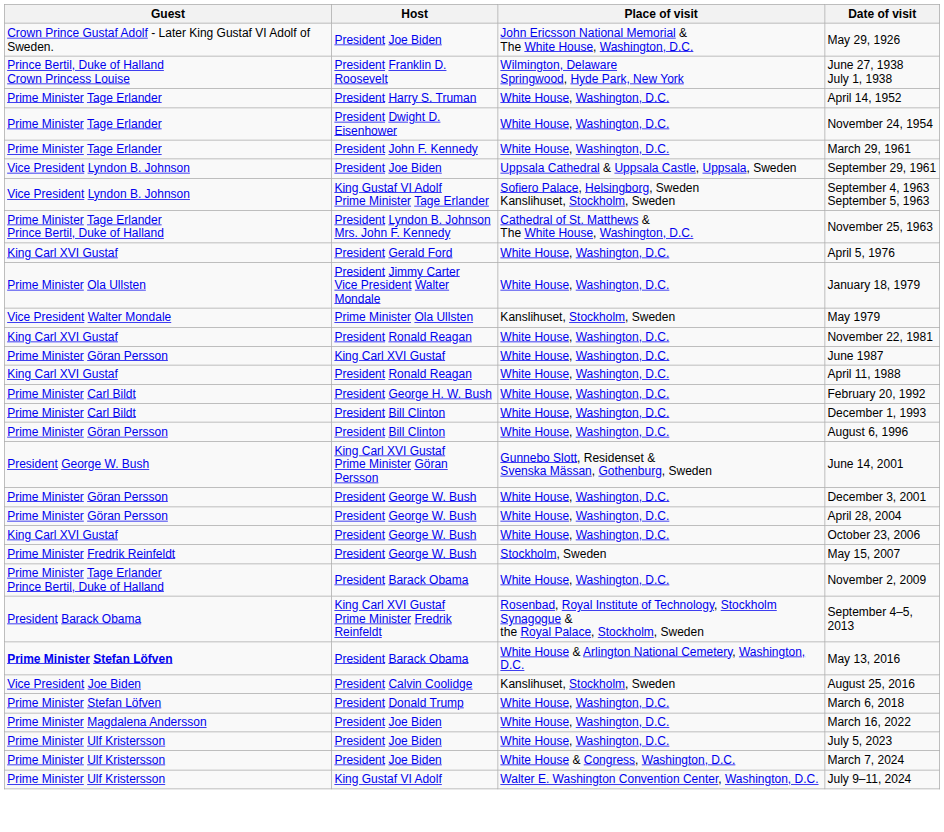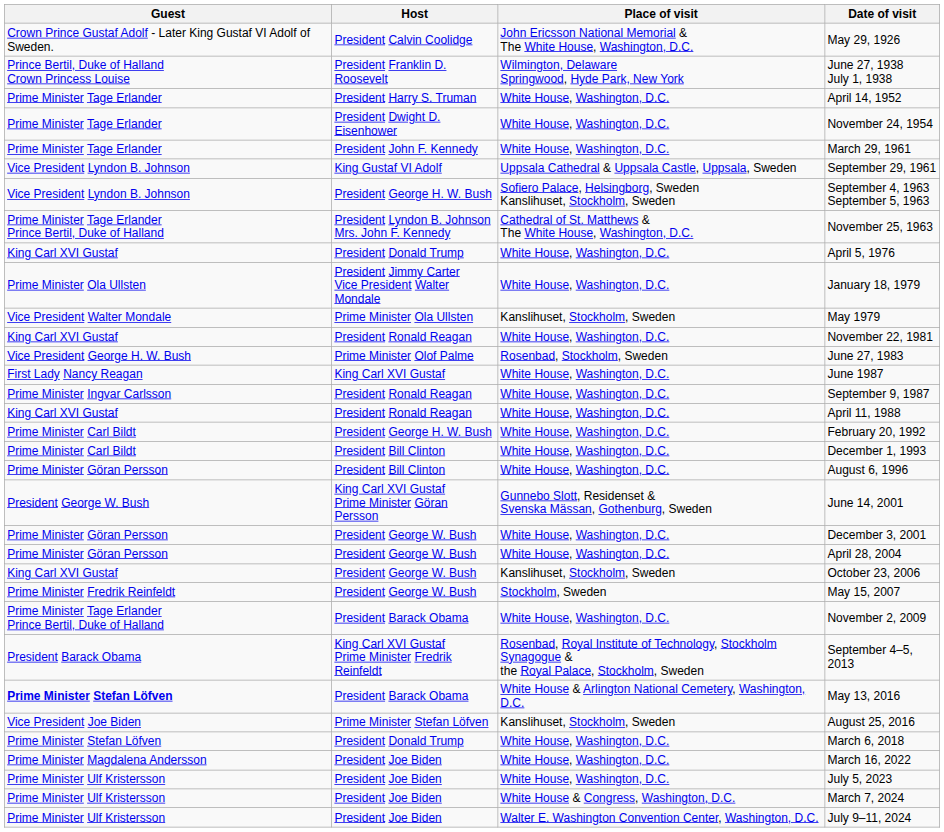(388, 39) President Joe Biden -> (403, 39) President Calvin Coolidge
(388, 168) President Joe Biden -> (388, 168) King Gustaf VI Adolf
(412, 194) King Gustaf VI Adolf Prime Minister Tage Erlander -> (413, 194) President George H. W. Bush
(393, 252) President Gerald Ford -> (399, 252) President Donald Trump
+ row: (865, 355)
(88, 355) Prime Minister Göran Persson -> (75, 374) First Lady Nancy Reagan
+ row: (878, 393)
(585, 535) White House, Washington, D.C. -> (588, 573) Kanslihuset, Stockholm, Sweden
(403, 684) President Calvin Coolidge -> (411, 722) Prime Minister Stefan Löfven
(388, 779) King Gustaf VI Adolf -> (388, 817) President Joe Biden
